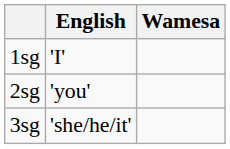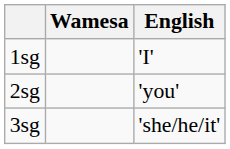columns swapped: (181, 21) <-> (91, 21)
